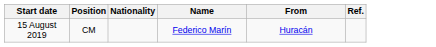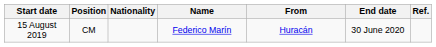+ column: (378, 12)
